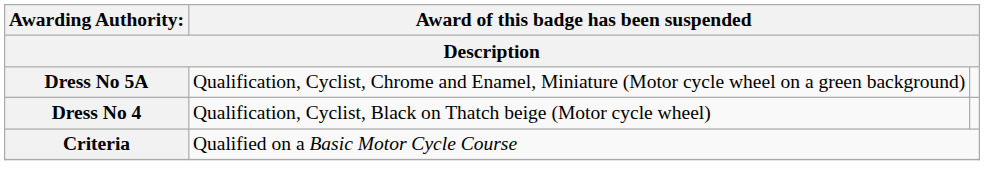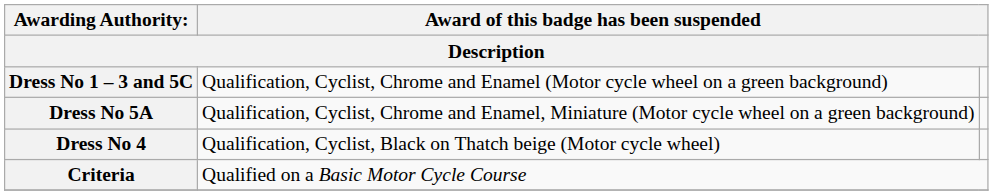+ row: (101, 81)
